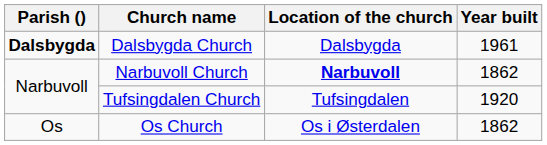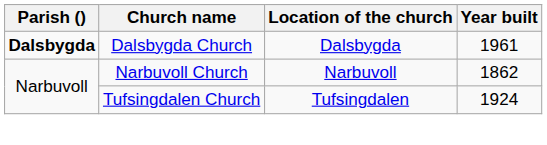(360, 72) bold -> (360, 72) normal
(499, 99) 1920 -> (499, 99) 1924
- row: (182, 126)
